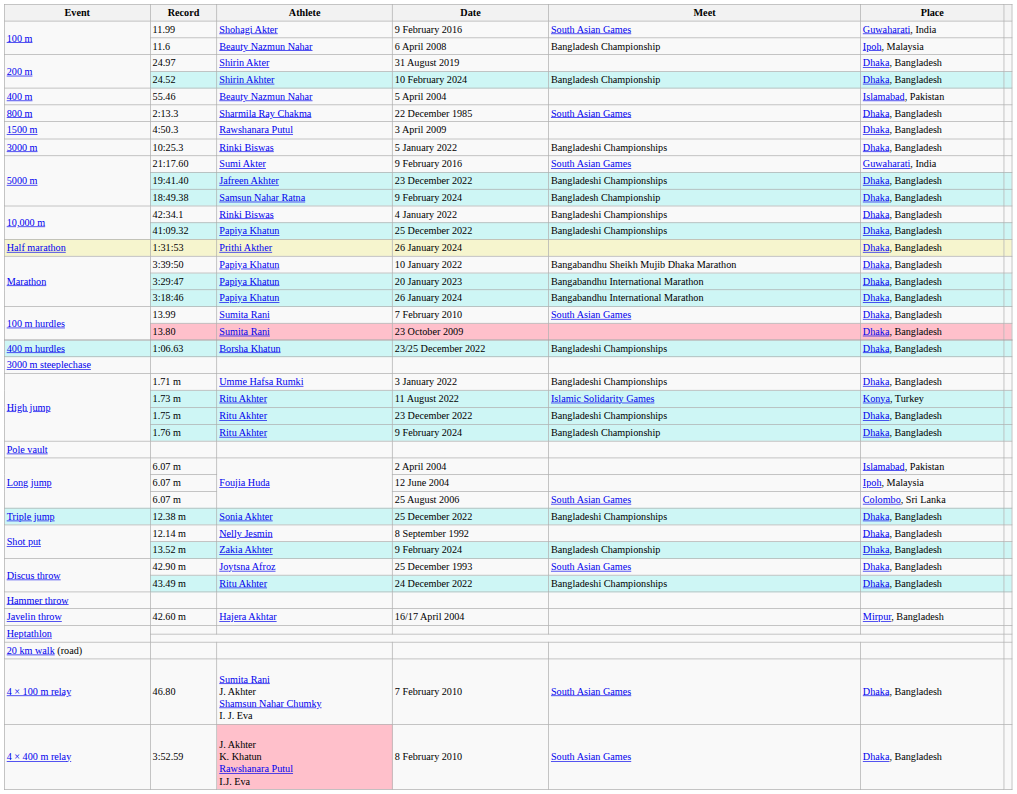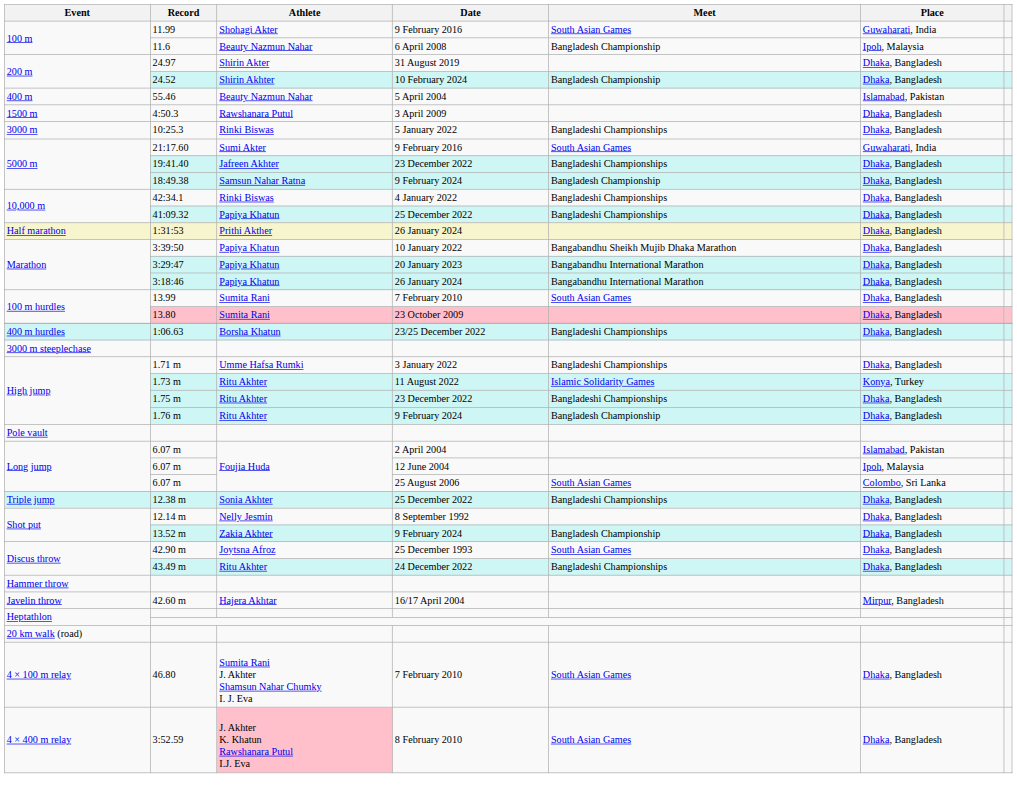- row: (20, 113)
